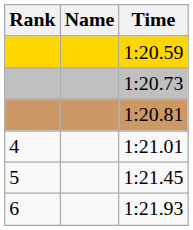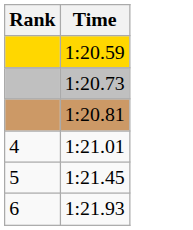- column: (89, 20)
